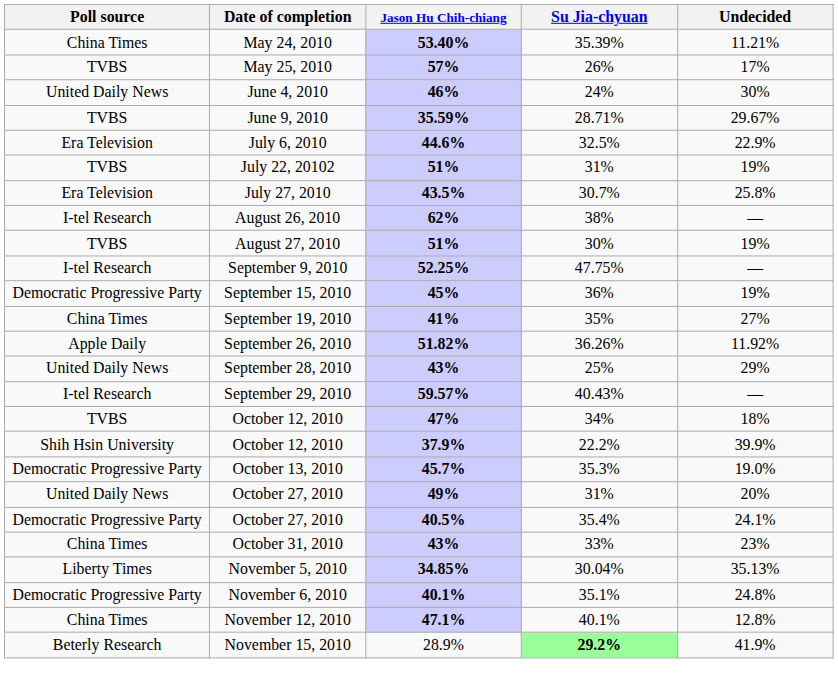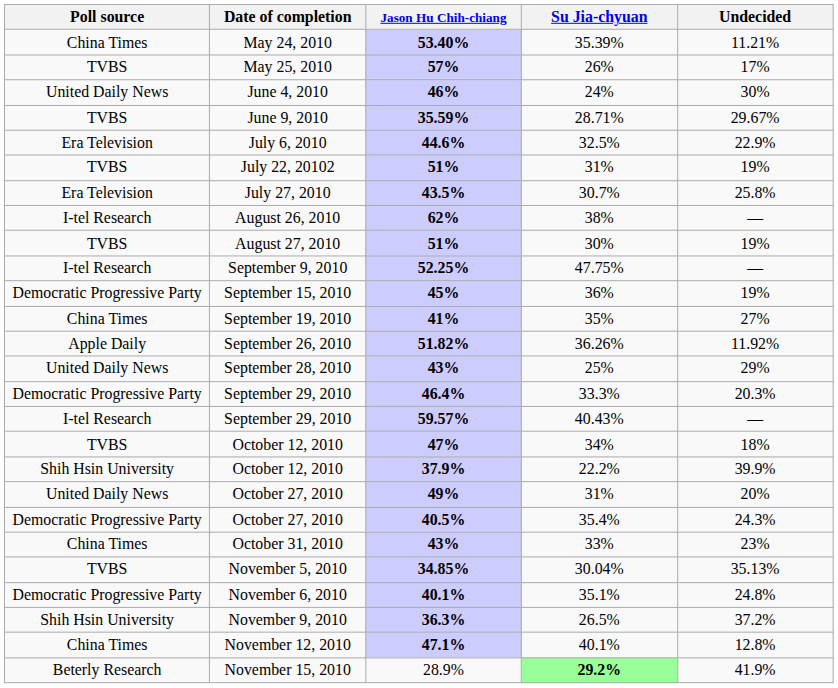+ row: (443, 393)
- row: (443, 469)
(755, 519) 24.1% -> (755, 519) 24.3%
(107, 569) Liberty Times -> (107, 569) TVBS
+ row: (443, 619)
